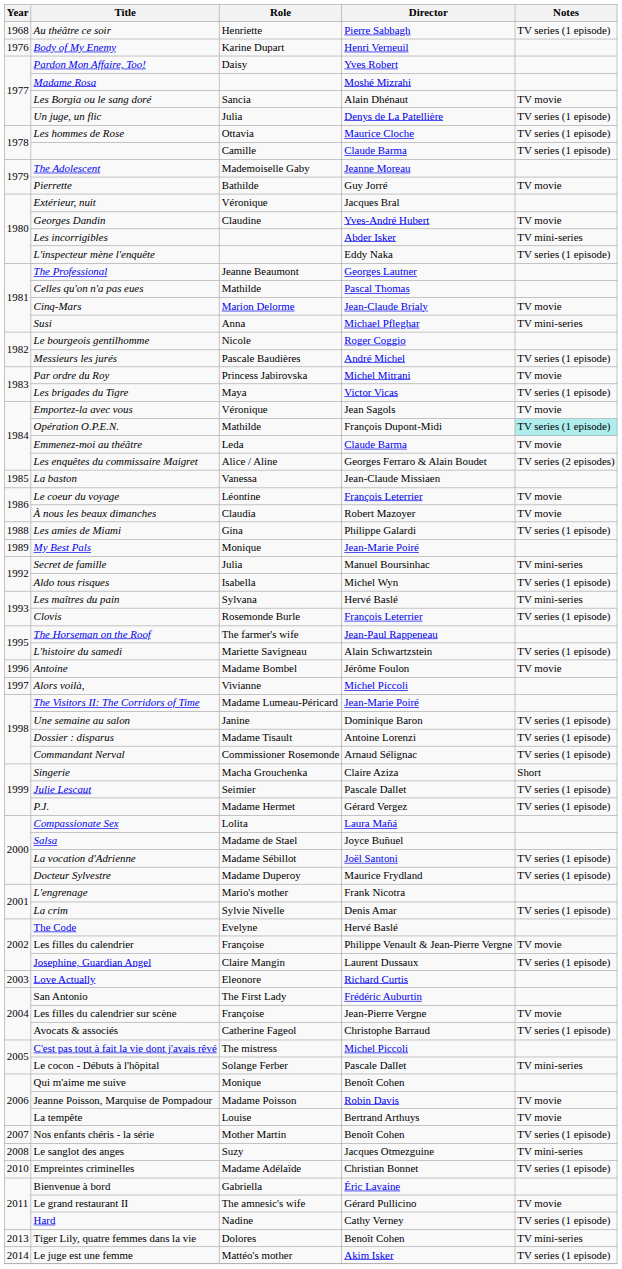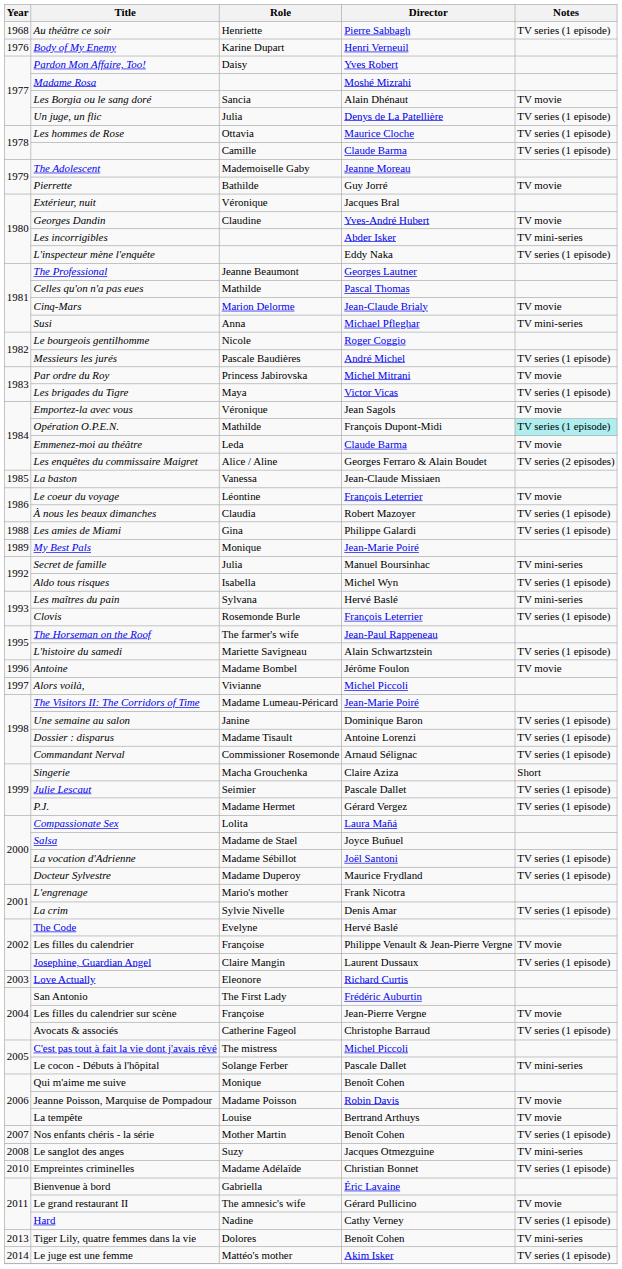(539, 513) TV movie -> (564, 513) TV series (1 episode)
